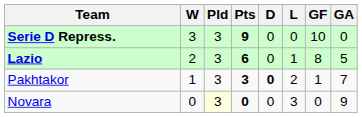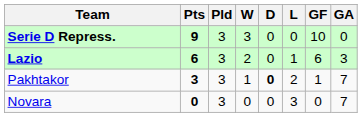columns swapped: (245, 15) <-> (192, 15)
(318, 58) 8 -> (318, 58) 6
(344, 58) 5 -> (344, 58) 3
(218, 101) lightyellow background -> (222, 101) no background
(344, 101) 9 -> (344, 101) 7
